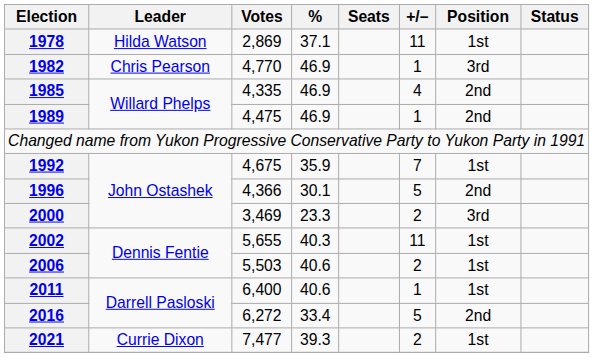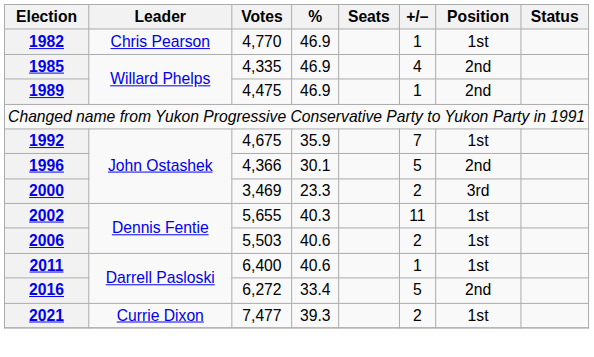- row: (47, 41)
(478, 66) 3rd -> (478, 41) 1st
